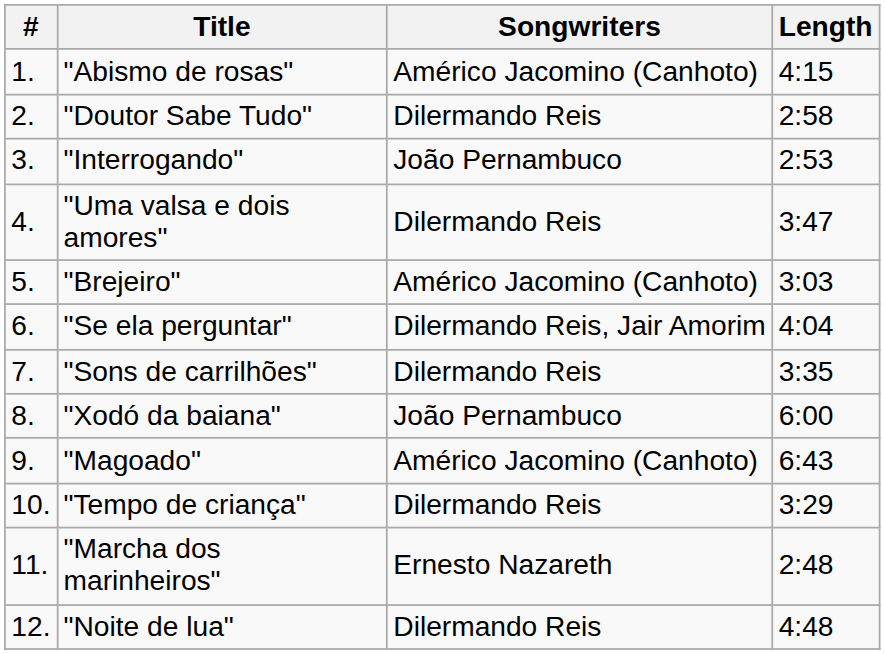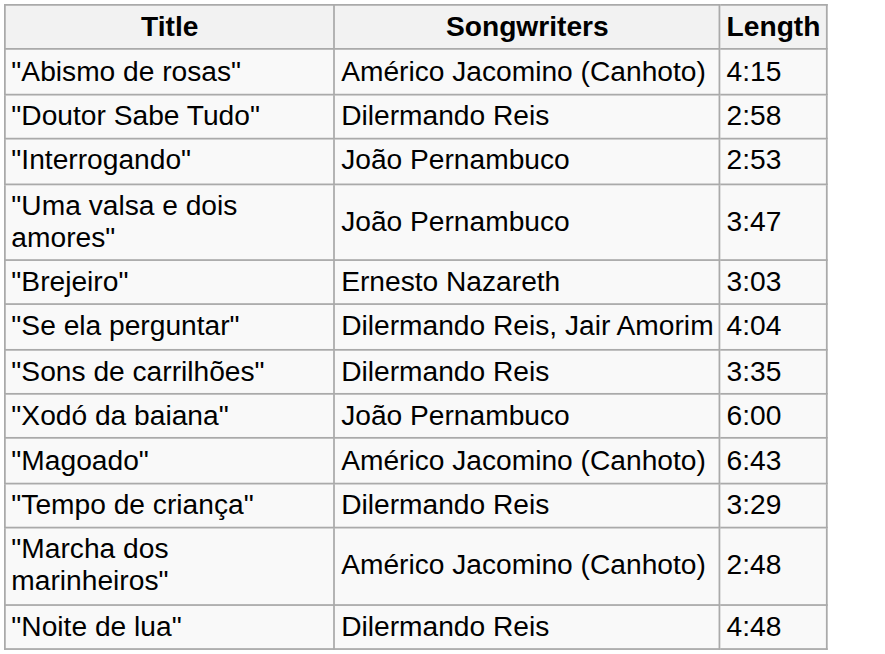- column: (31, 26)
(497, 221) Dilermando Reis -> (455, 221) João Pernambuco
(576, 281) Américo Jacomino (Canhoto) -> (451, 281) Ernesto Nazareth
(503, 565) Ernesto Nazareth -> (523, 565) Américo Jacomino (Canhoto)
